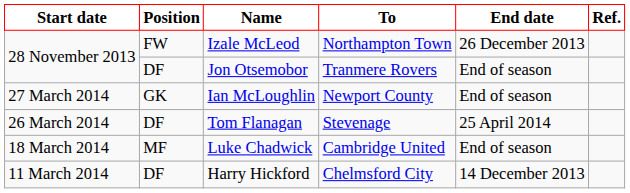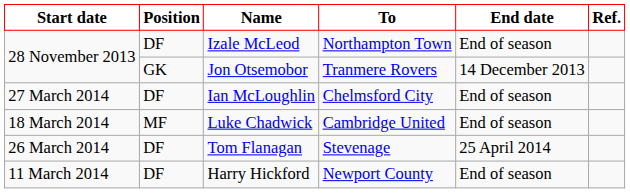(156, 43) FW -> (154, 43) DF
(522, 43) 26 December 2013 -> (506, 43) End of season
(154, 69) DF -> (155, 69) GK
(506, 69) End of season -> (522, 69) 14 December 2013
(155, 95) GK -> (154, 95) DF
(378, 95) Newport County -> (378, 95) Chelmsford City
rows swapped: (260, 148) <-> (255, 122)
(378, 174) Chelmsford City -> (378, 174) Newport County
(522, 174) 14 December 2013 -> (506, 174) End of season
